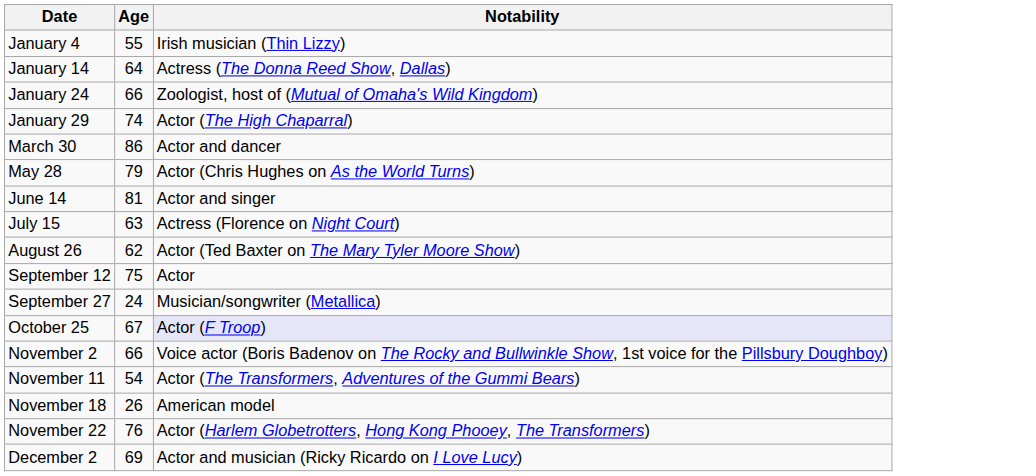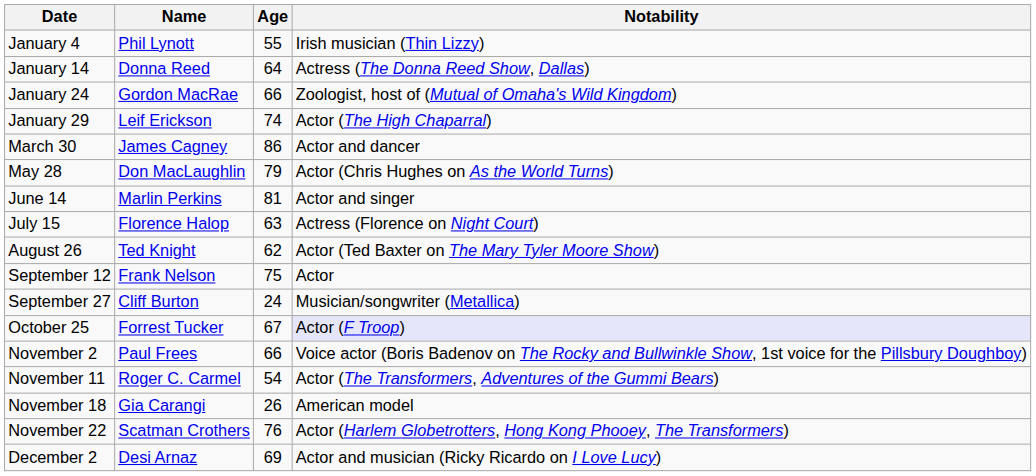+ column: (184, 17)
